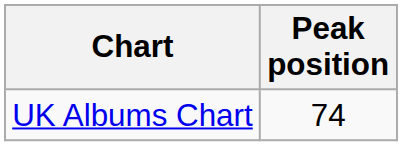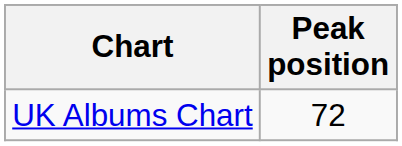(328, 114) 74 -> (328, 114) 72
